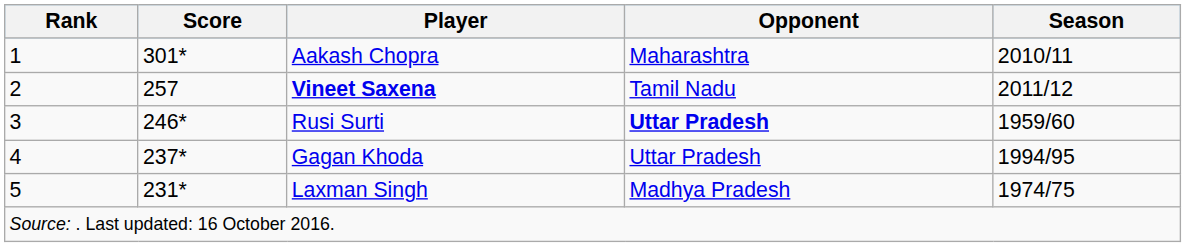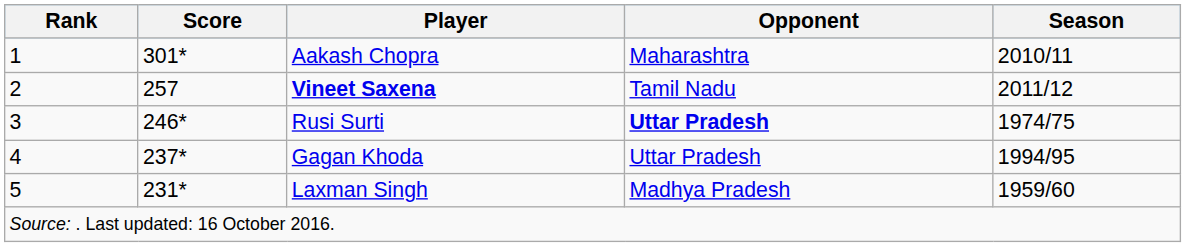(1036, 122) 1959/60 -> (1036, 122) 1974/75
(1036, 190) 1974/75 -> (1036, 190) 1959/60
